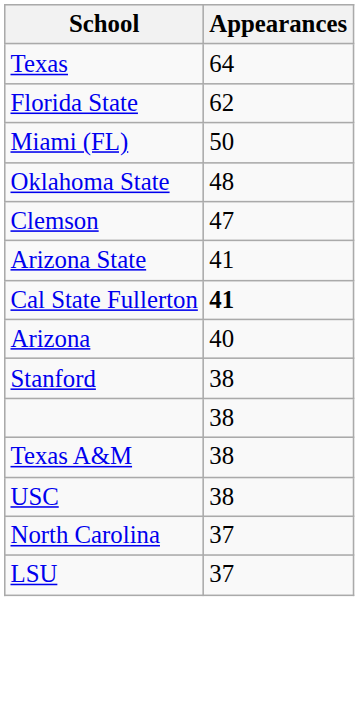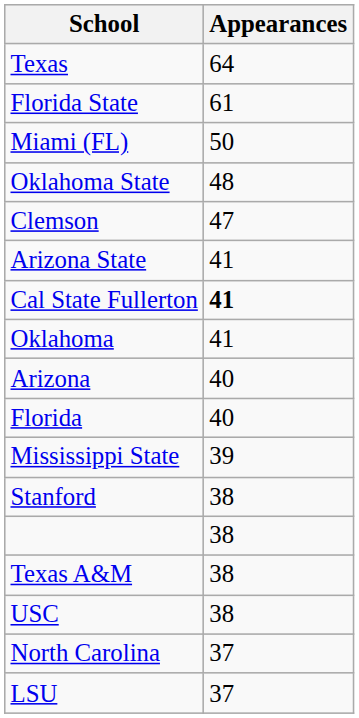(222, 102) 62 -> (222, 102) 61
+ row: (62, 338)
+ row: (46, 417)
+ row: (95, 456)
